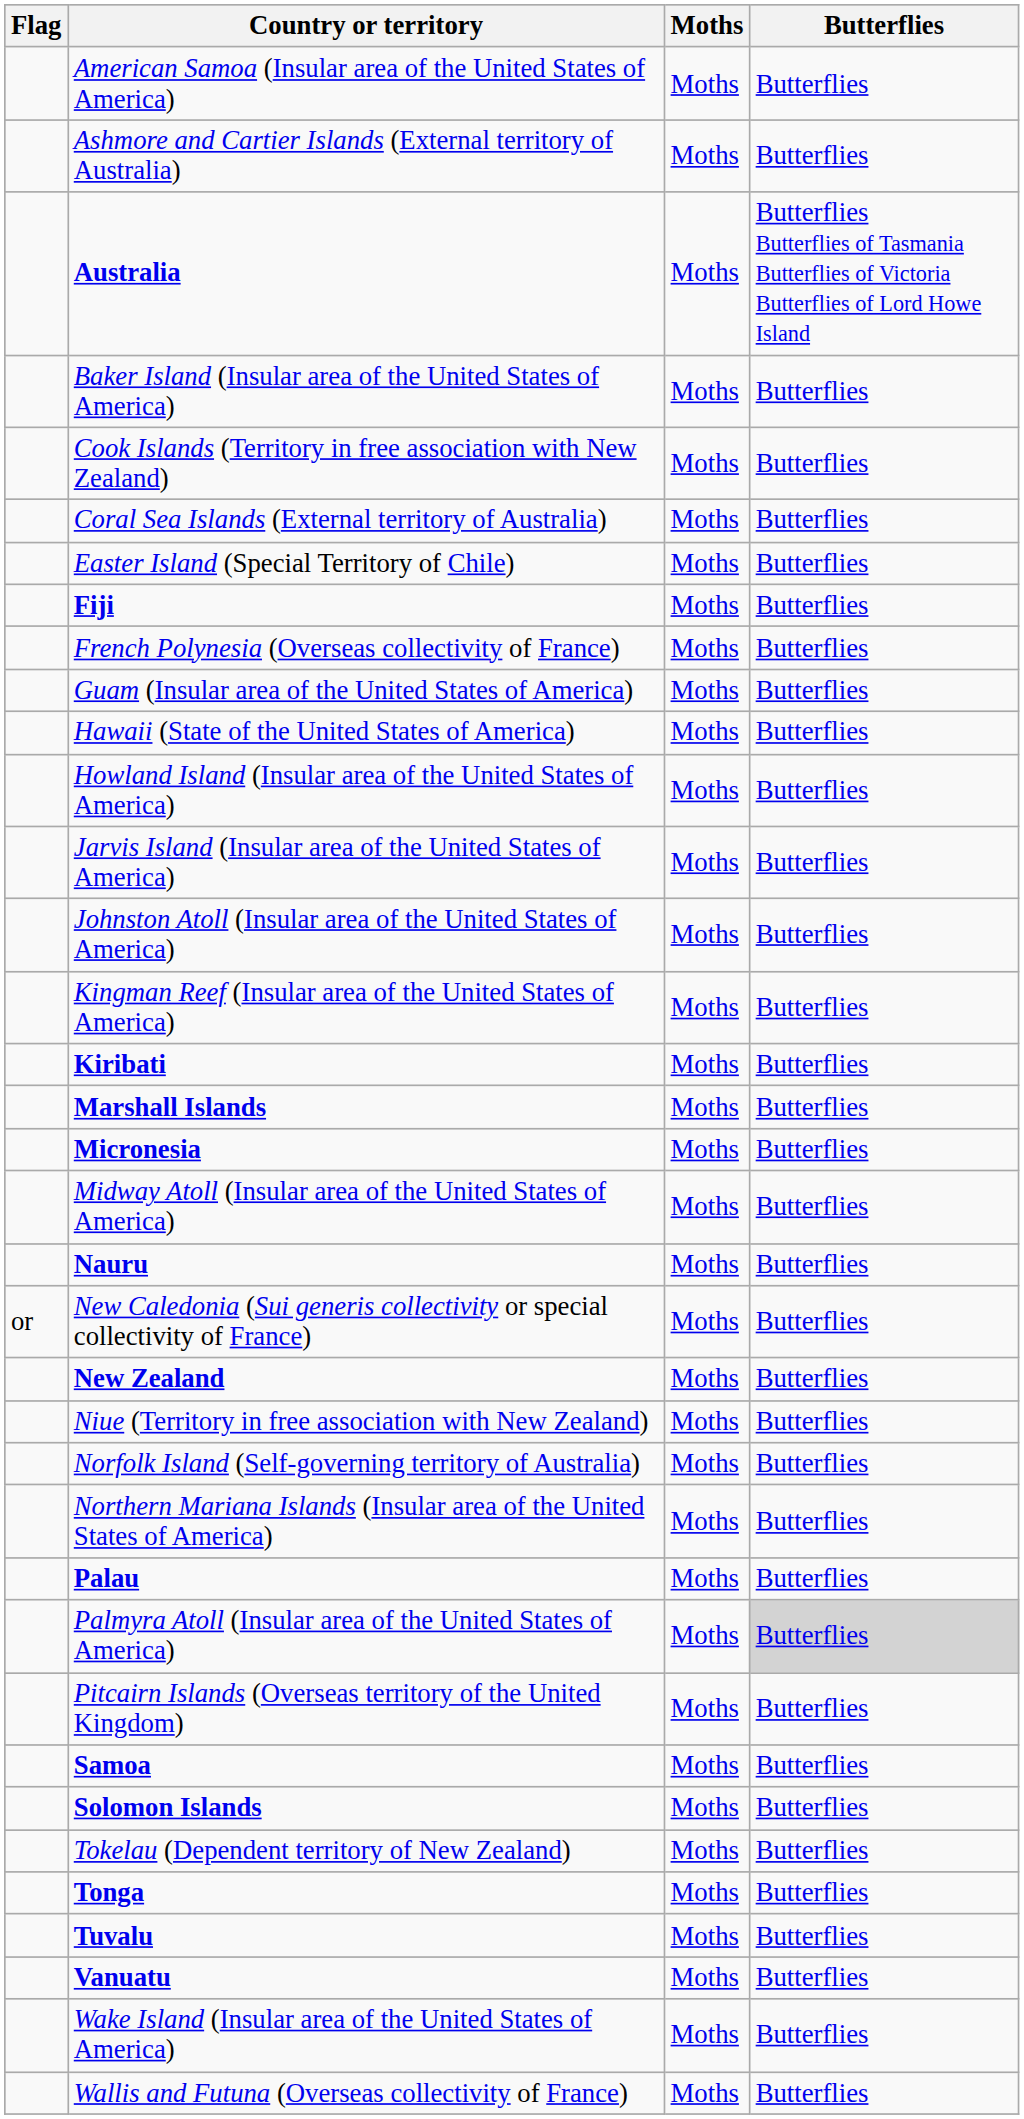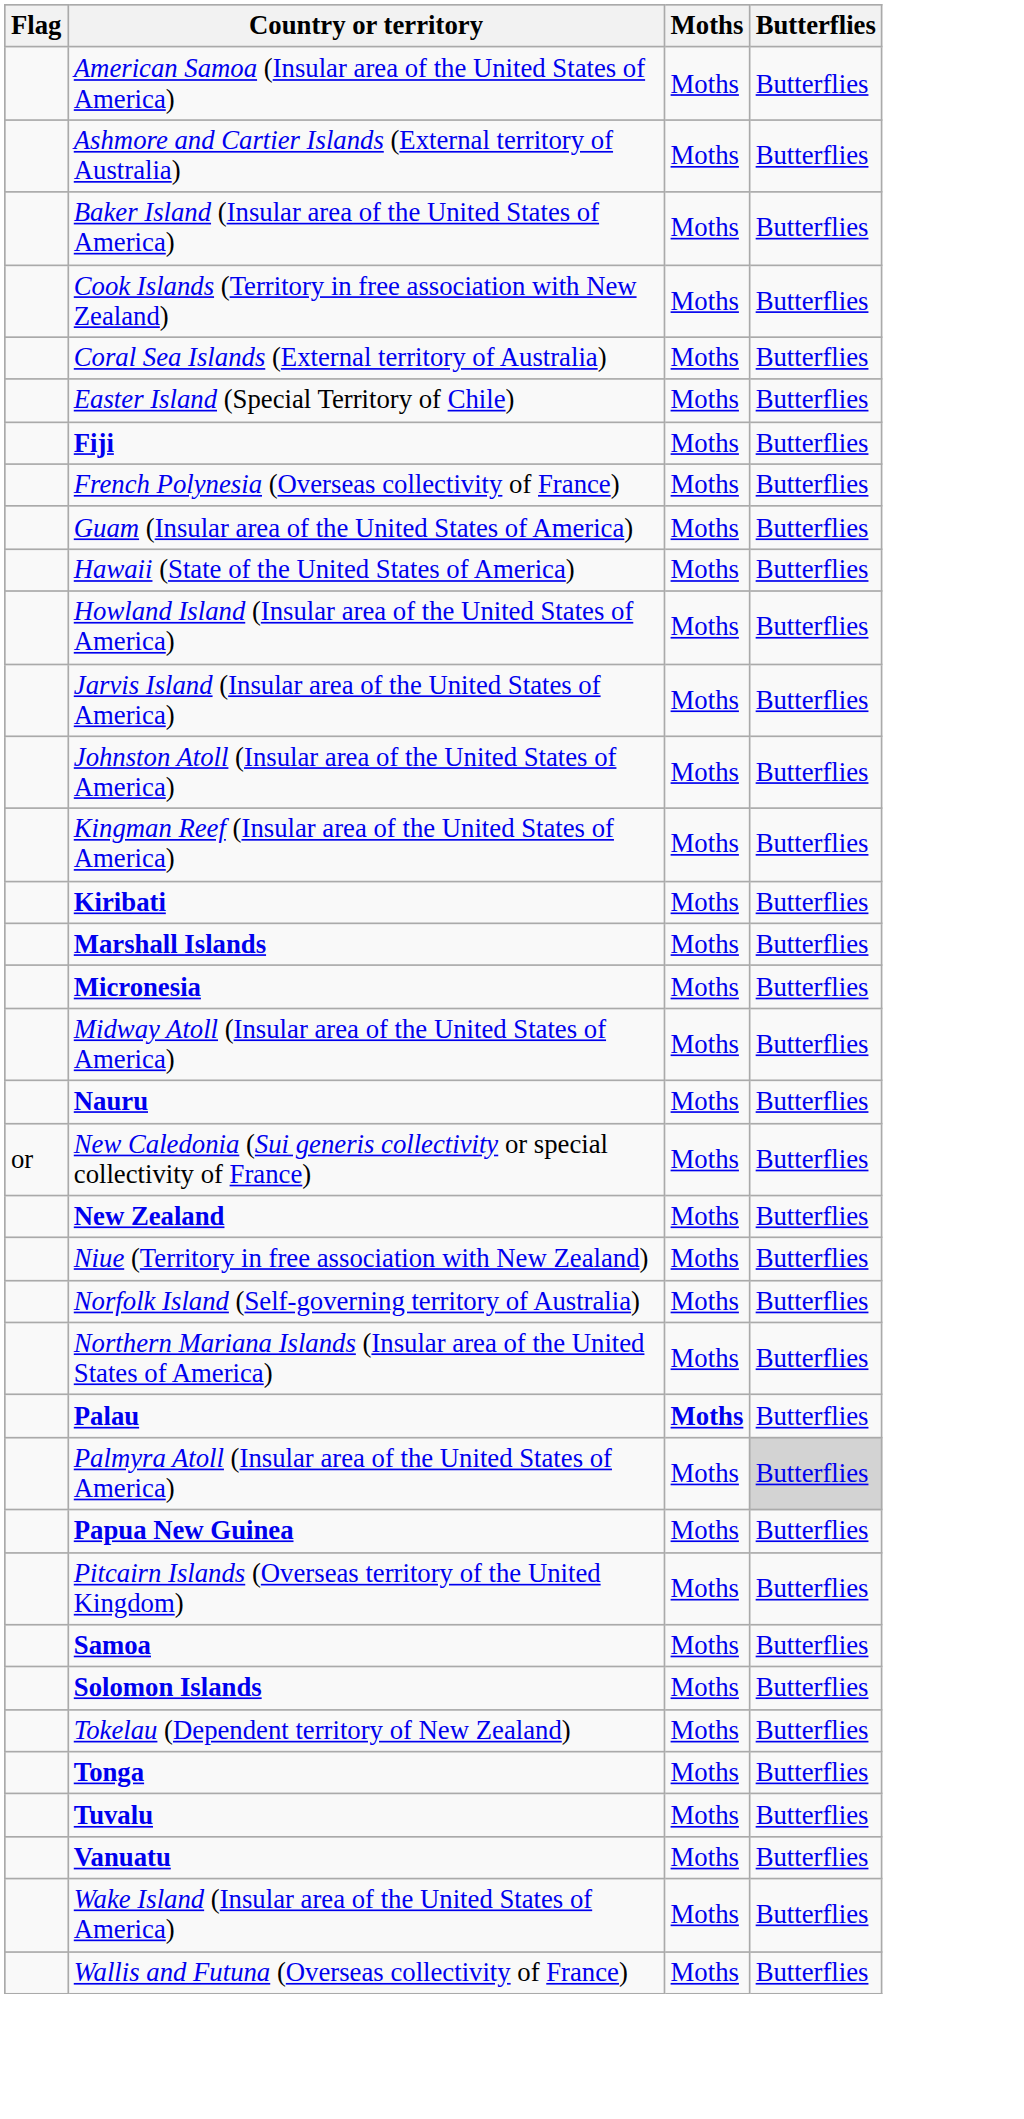- row: (127, 273)
(705, 1578) normal -> (707, 1415) bold
+ row: (184, 1530)
